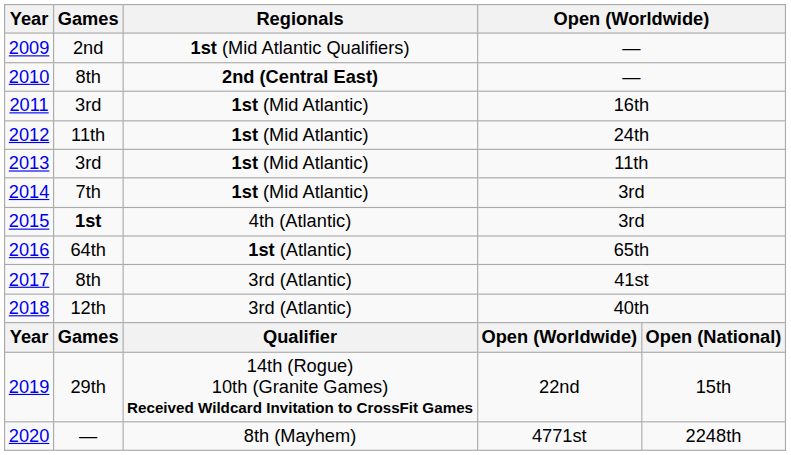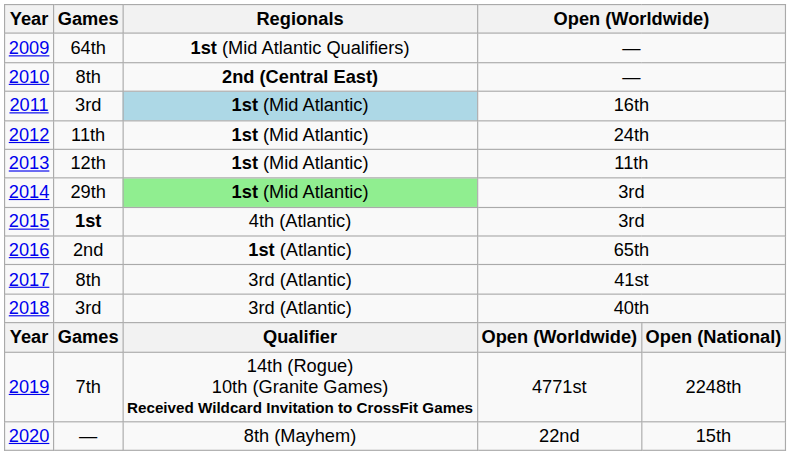(88, 47) 2nd -> (88, 47) 64th
(300, 105) no background -> (300, 105) lightblue background
(88, 163) 3rd -> (88, 163) 12th
(88, 192) 7th -> (88, 192) 29th
(300, 192) no background -> (300, 192) lightgreen background
(88, 250) 64th -> (88, 250) 2nd
(88, 308) 12th -> (88, 308) 3rd
(88, 386) 29th -> (88, 386) 7th
(559, 386) 22nd -> (559, 386) 4771st
(713, 386) 15th -> (713, 386) 2248th
(559, 436) 4771st -> (559, 436) 22nd
(713, 436) 2248th -> (713, 436) 15th
